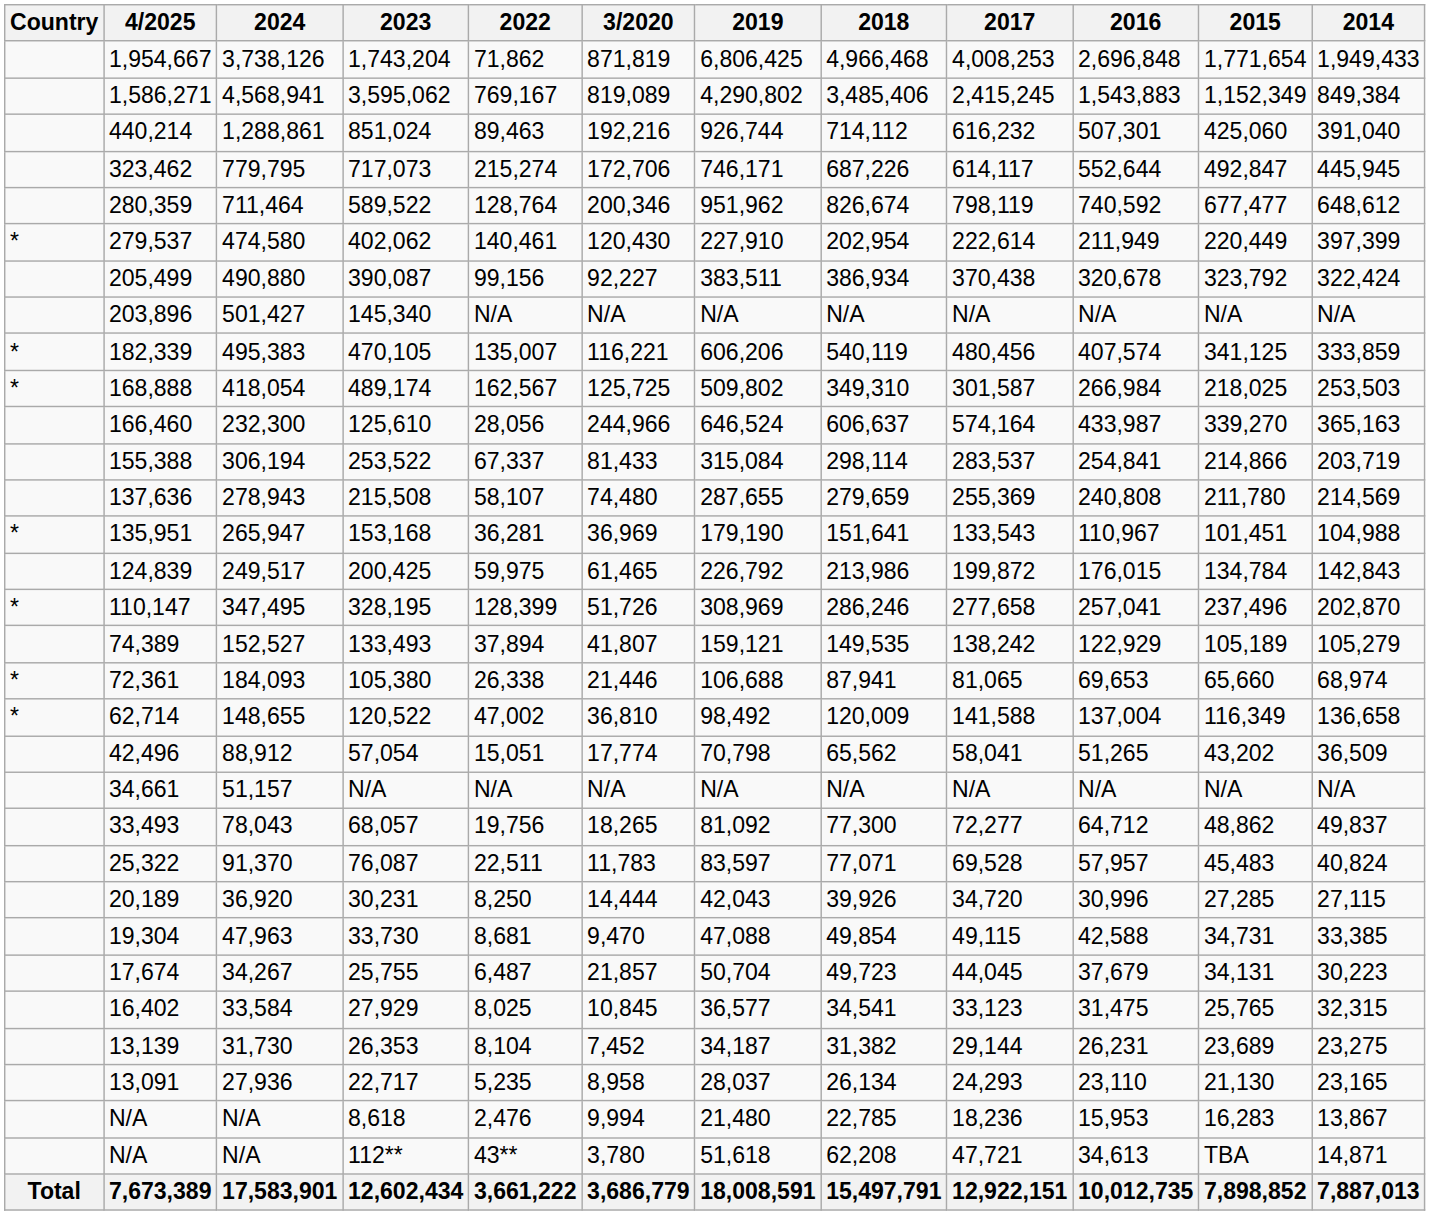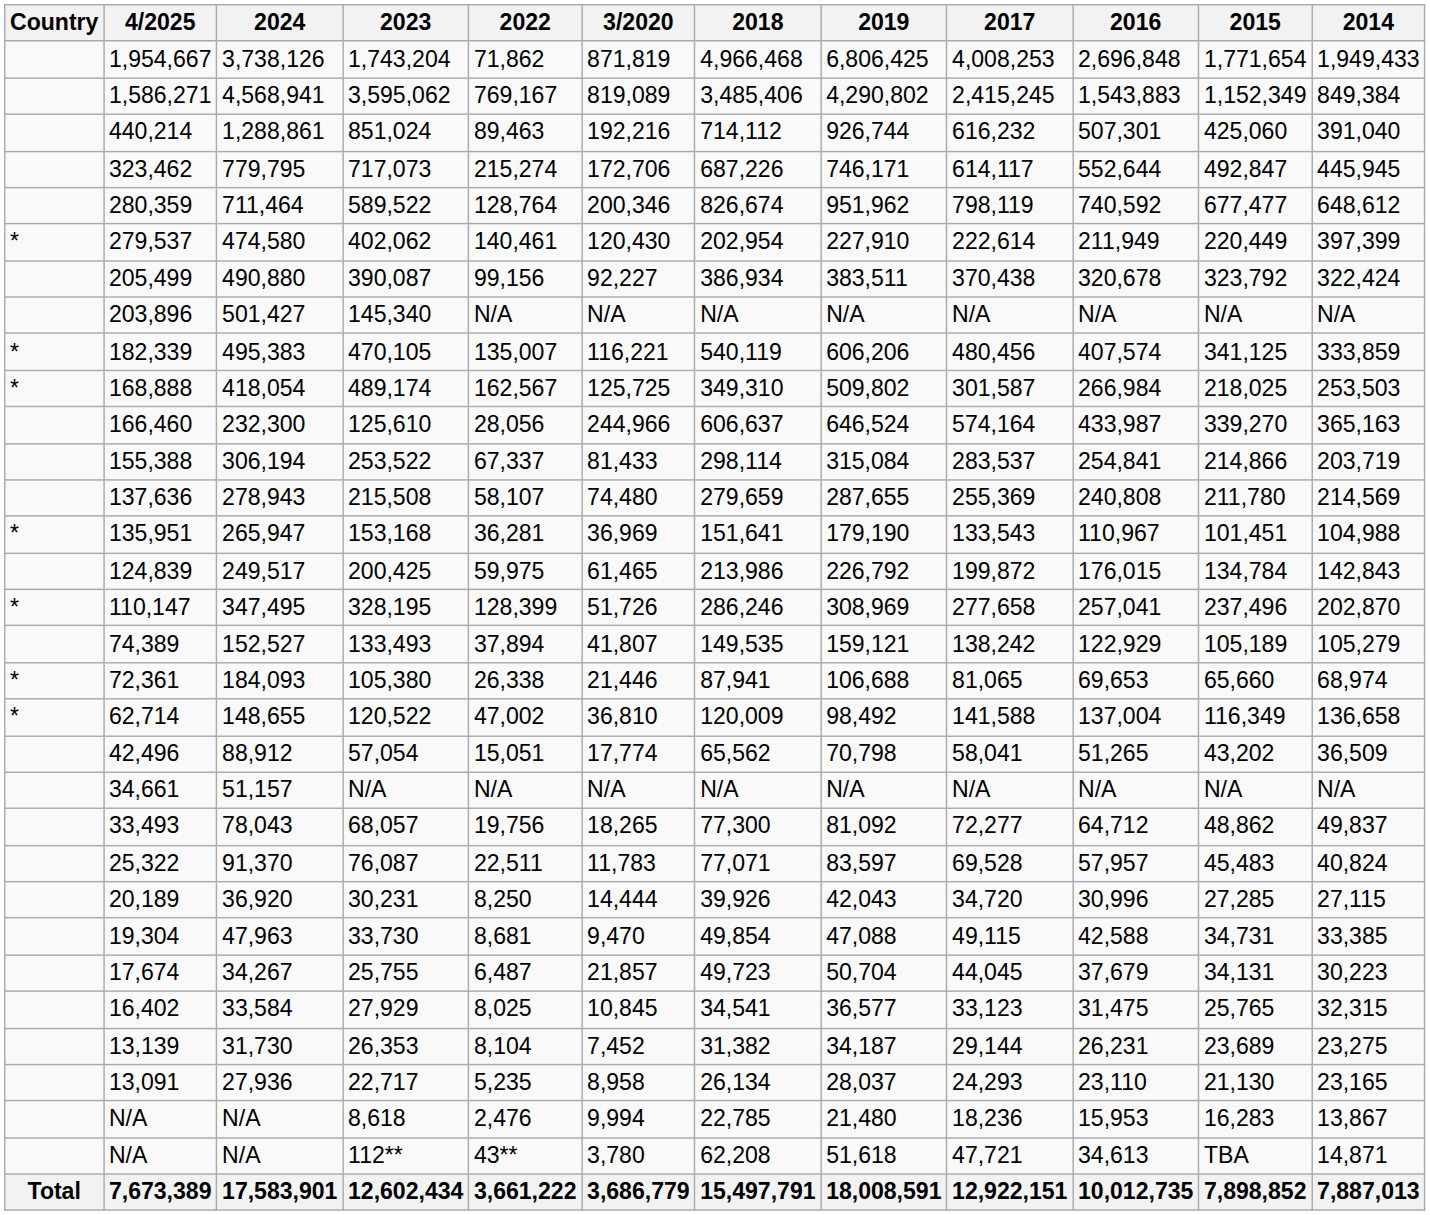columns swapped: (758, 22) <-> (884, 22)
